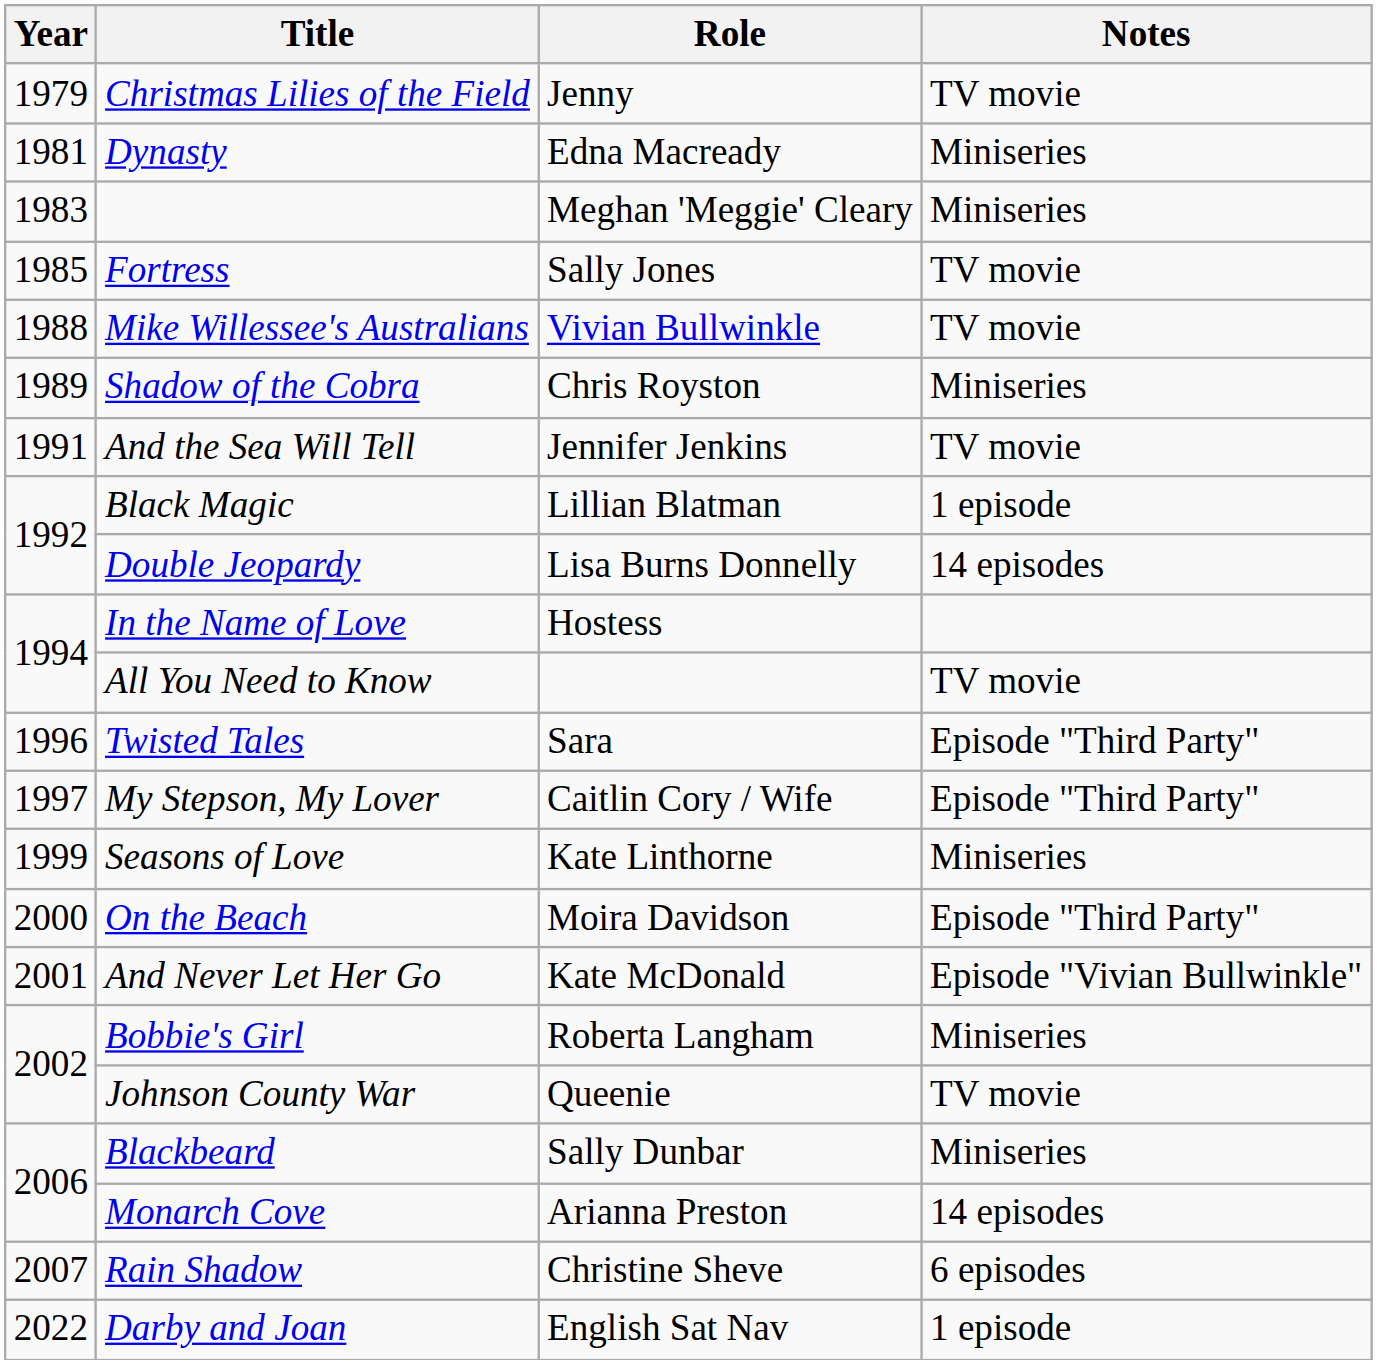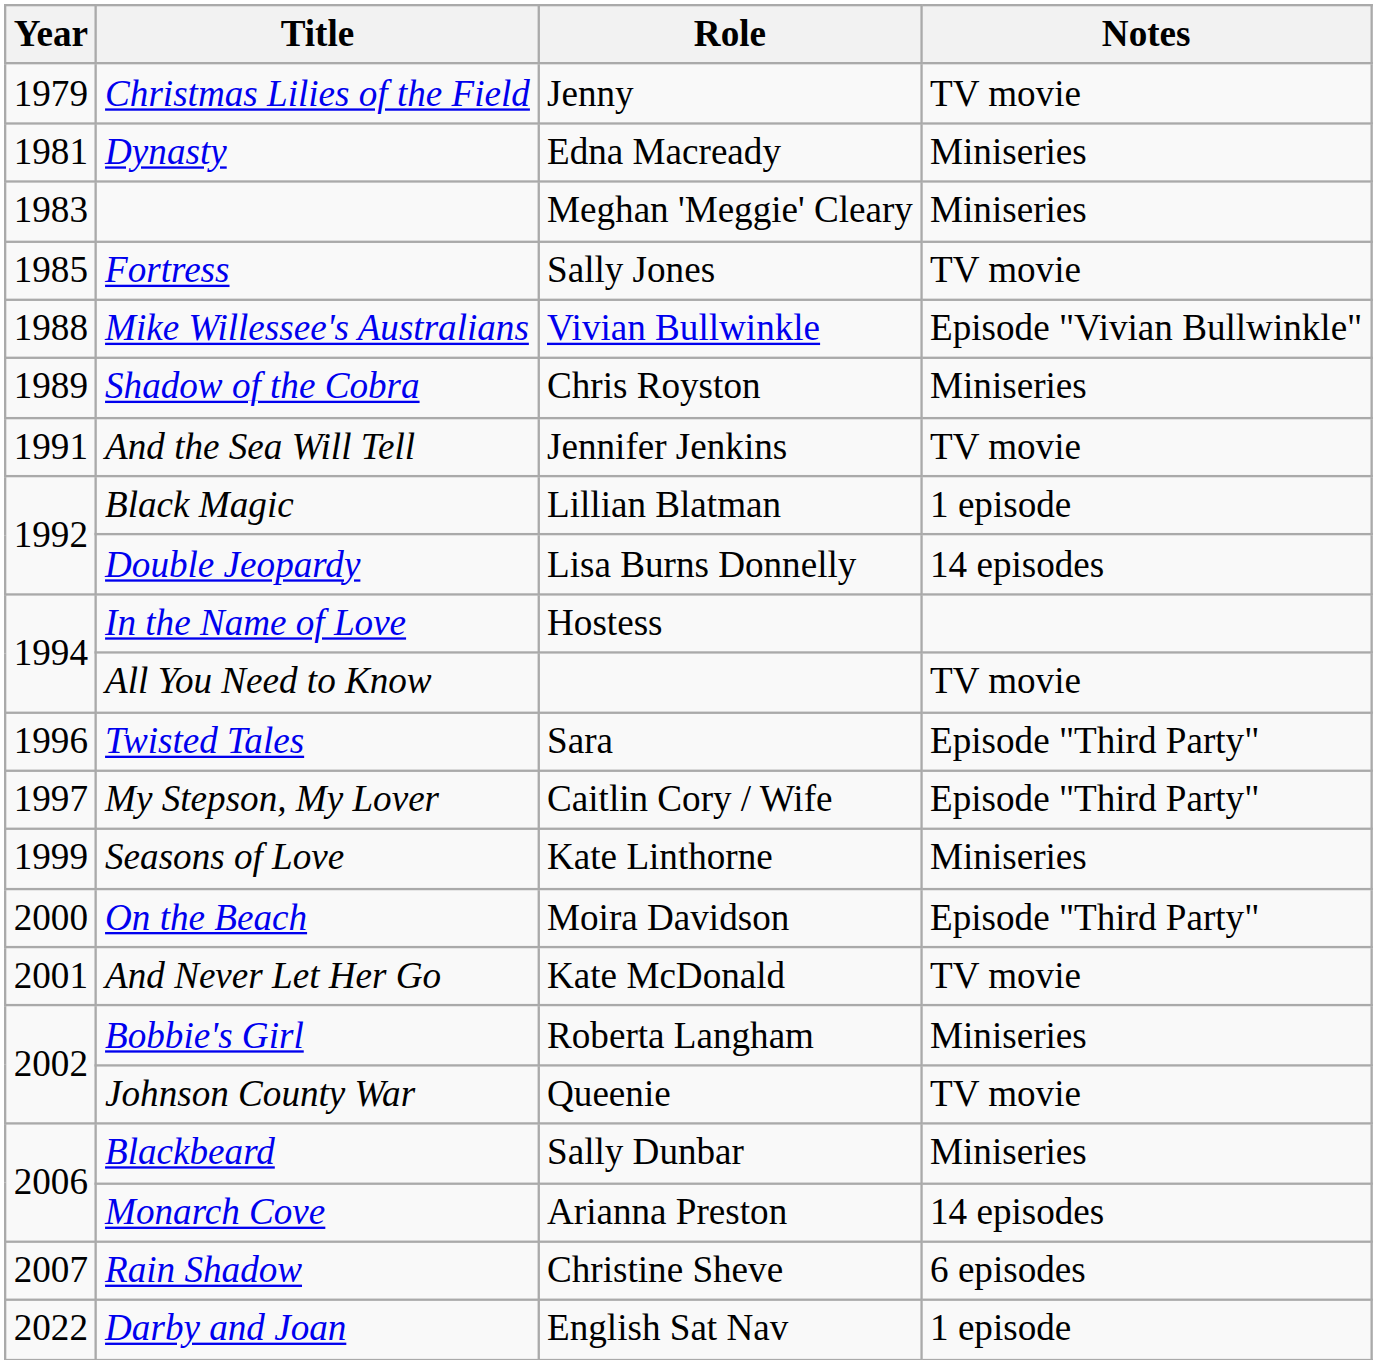(1005, 328) TV movie -> (1146, 328) Episode "Vivian Bullwinkle"
(1146, 975) Episode "Vivian Bullwinkle" -> (1005, 975) TV movie
